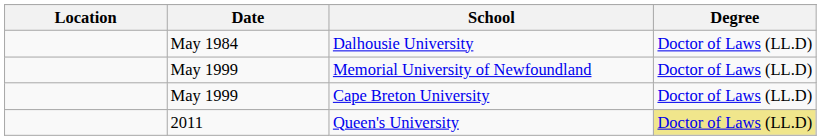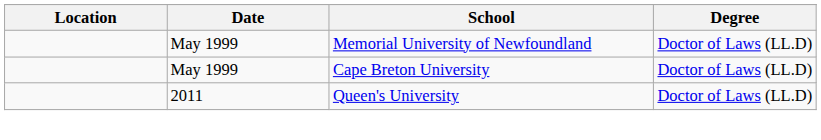- row: (403, 43)
(735, 122) khaki background -> (735, 95) no background
